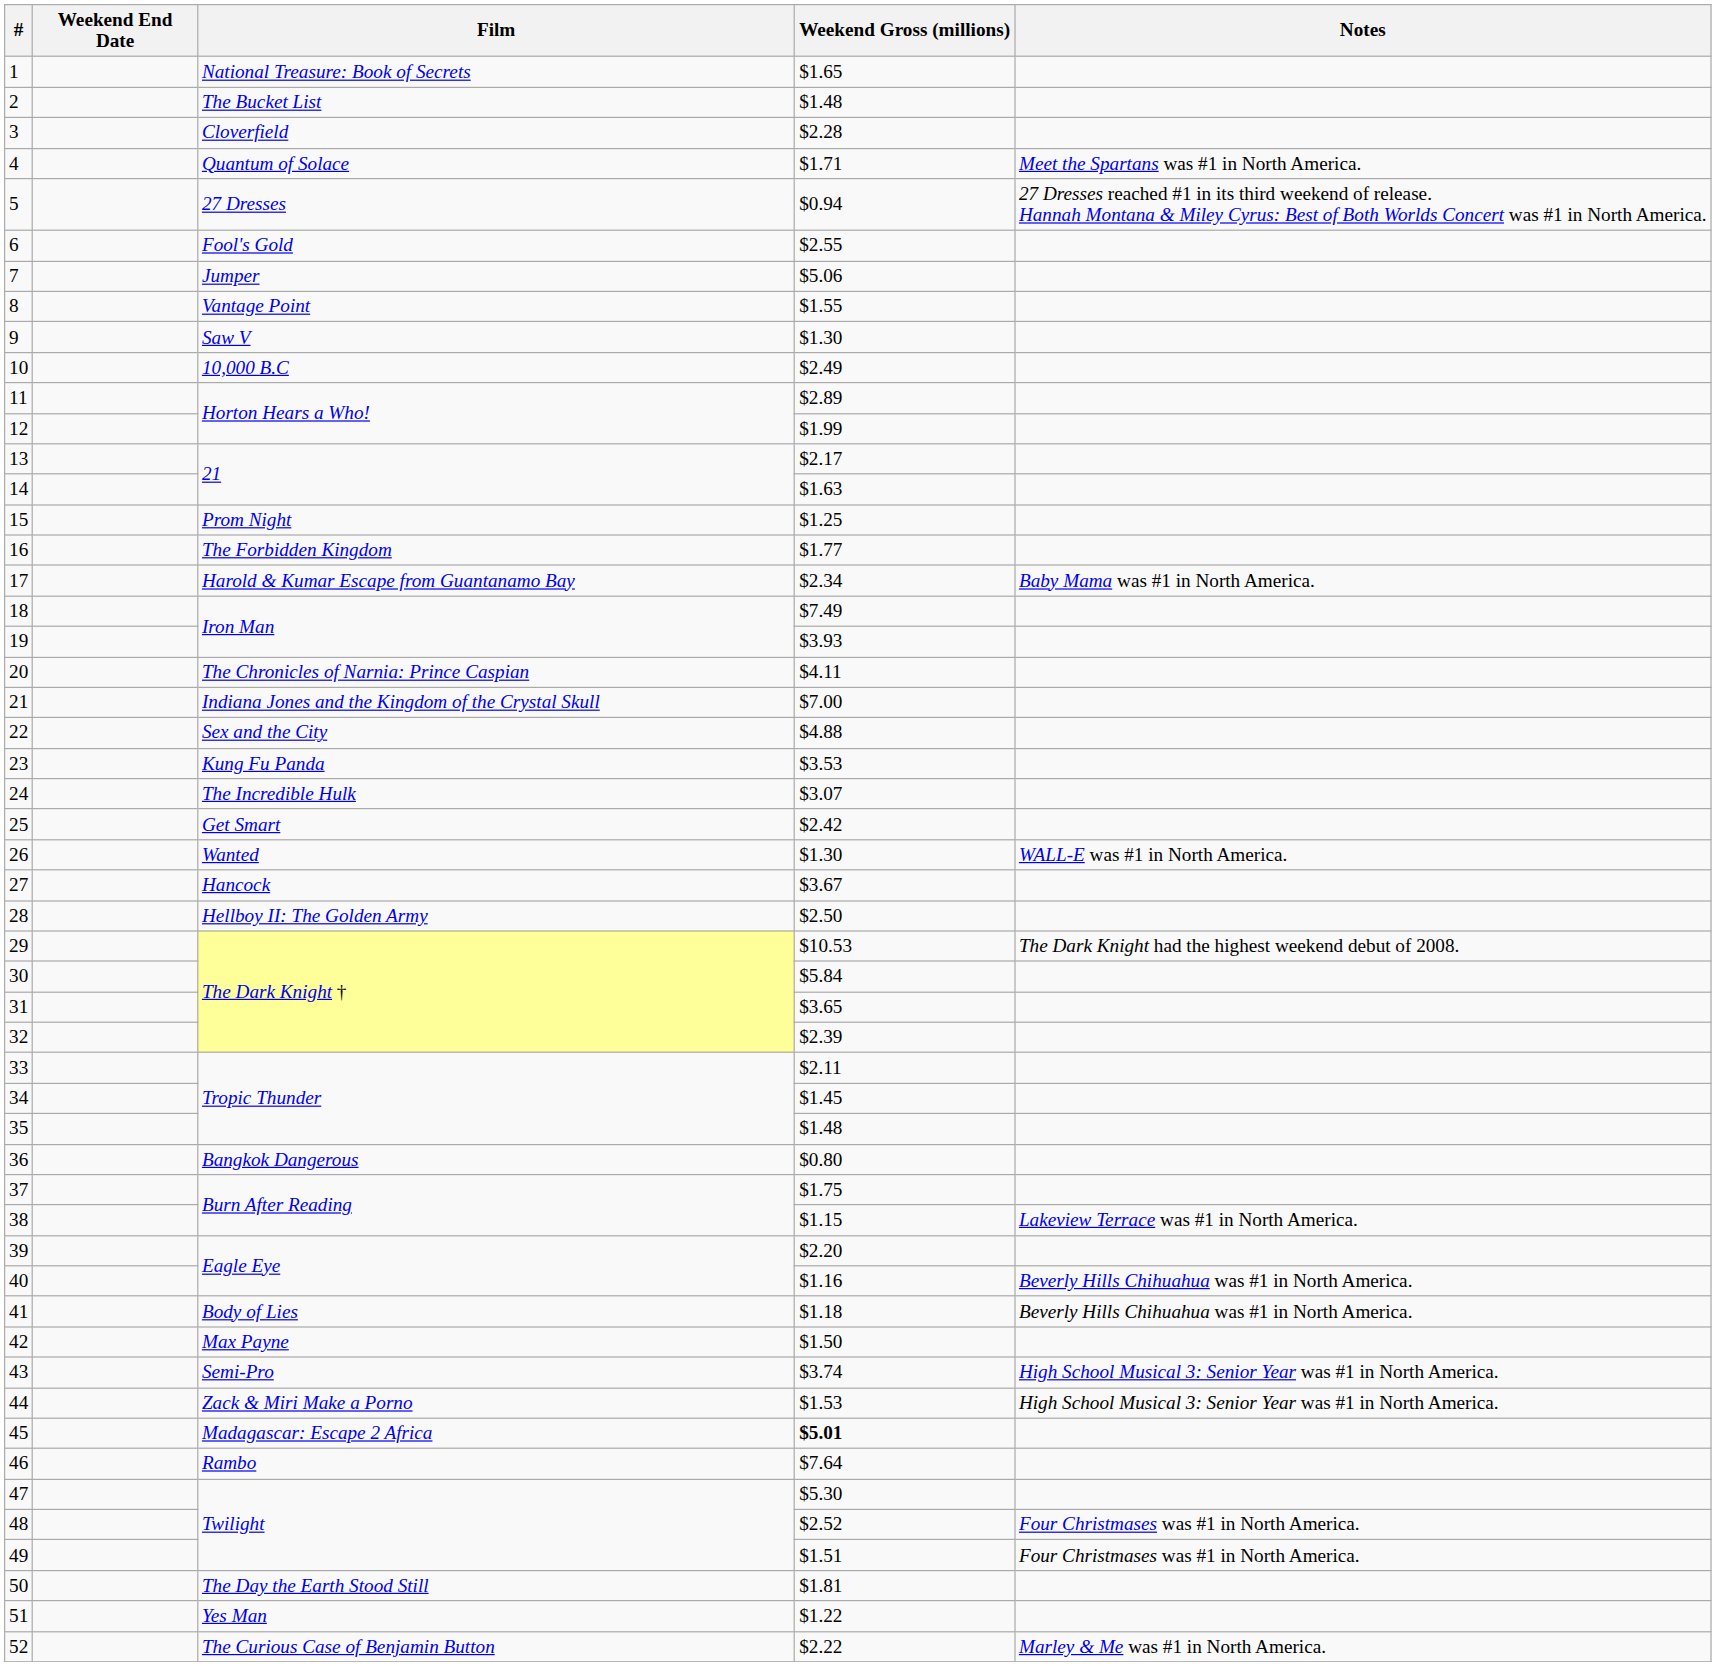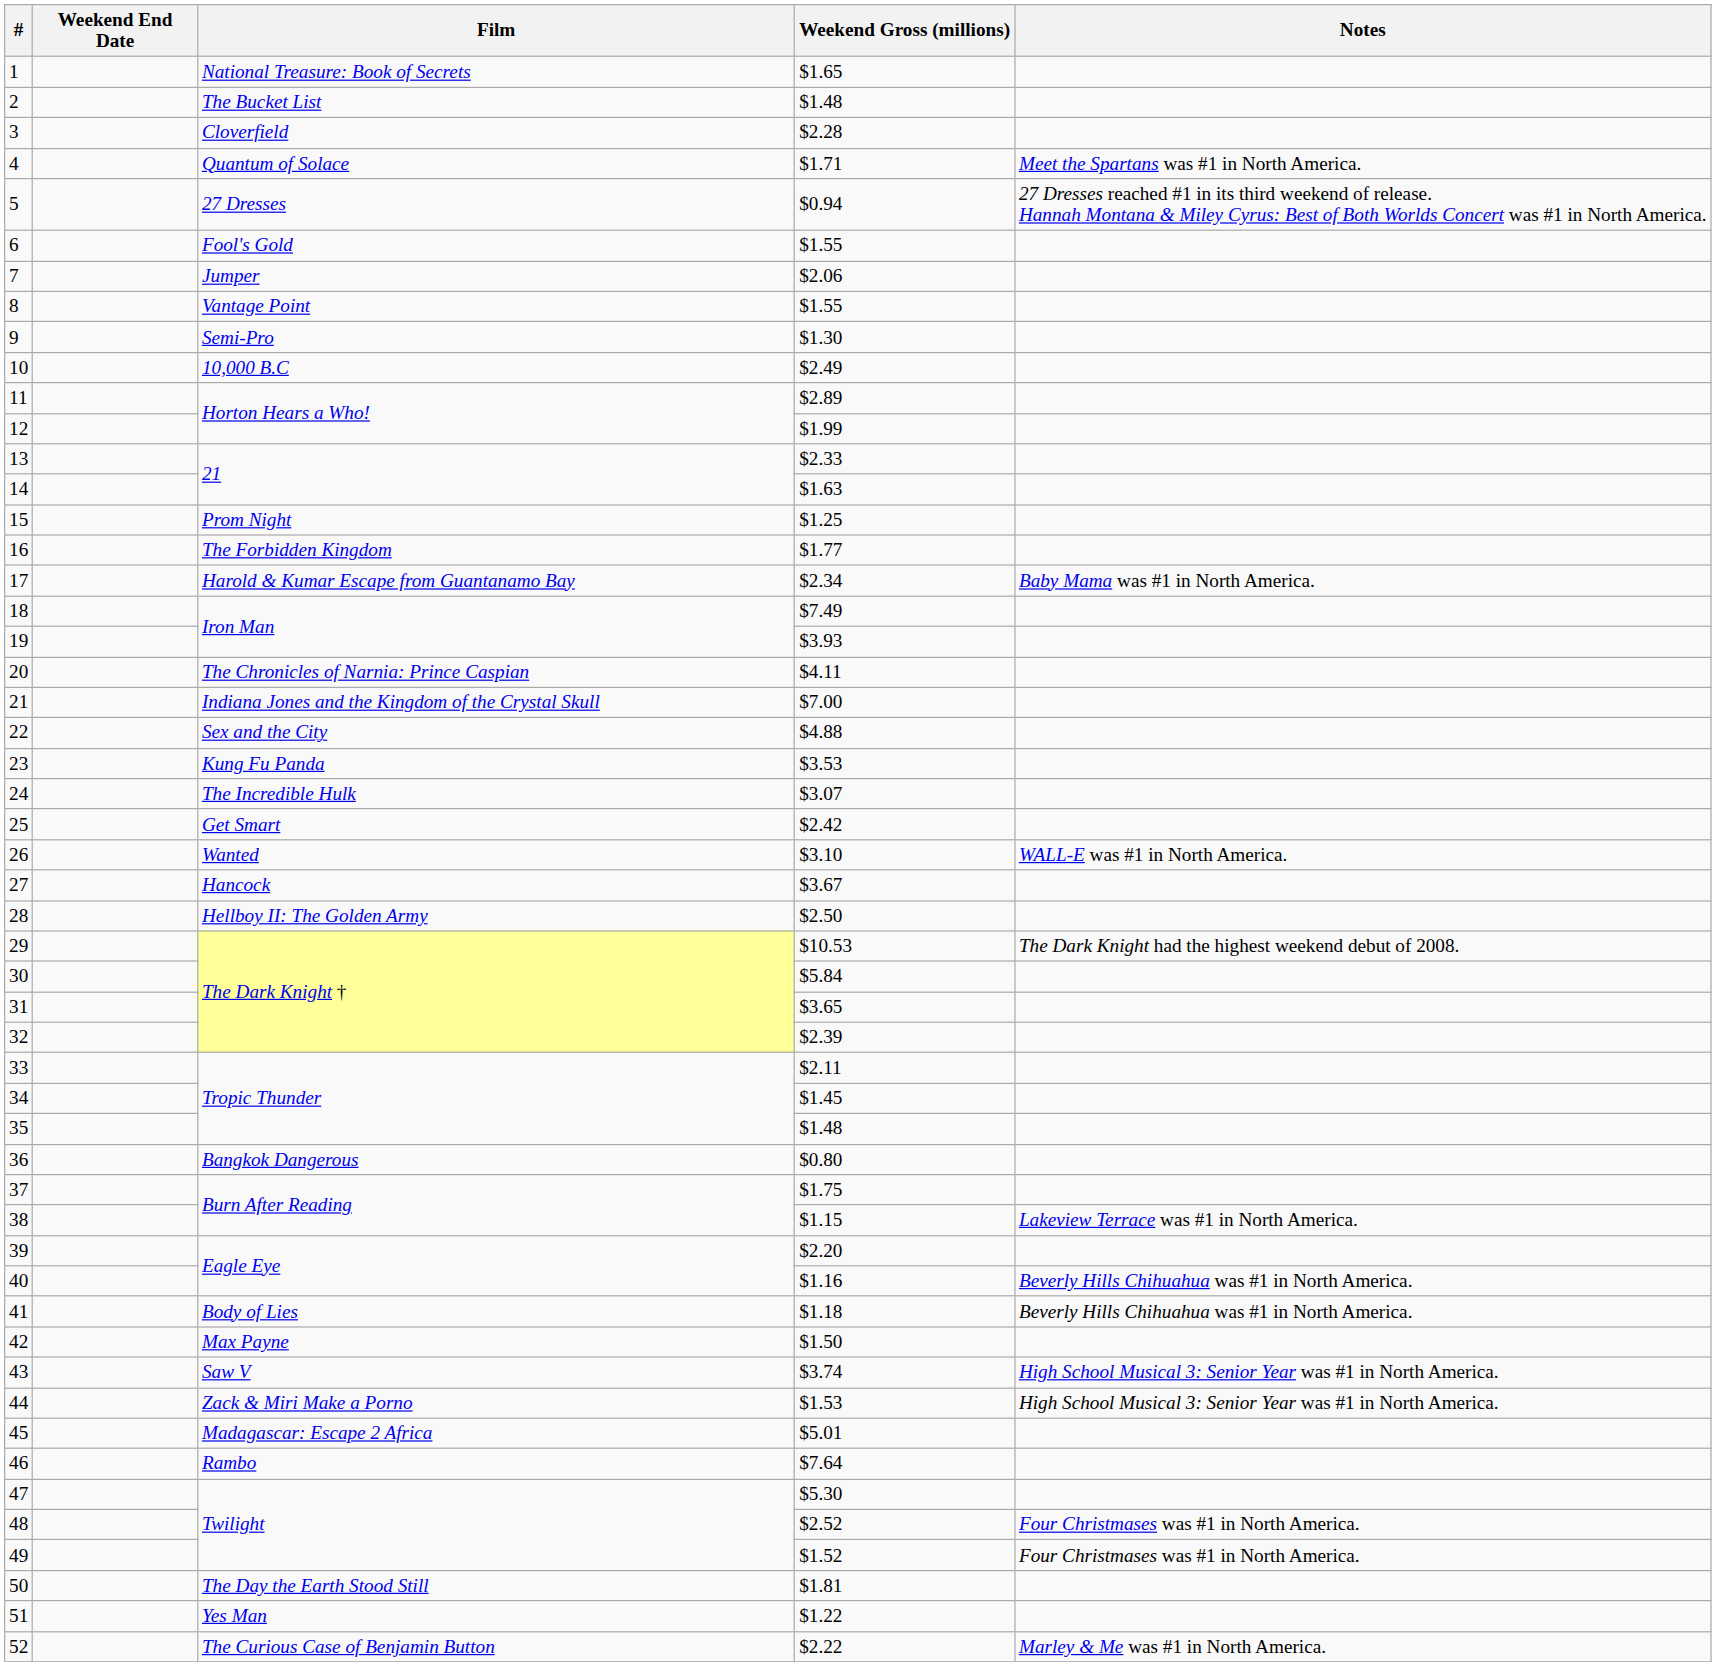(821, 245) $2.55 -> (821, 245) $1.55
(821, 276) $5.06 -> (821, 276) $2.06
(226, 336) Saw V -> (238, 336) Semi-Pro
(821, 458) $2.17 -> (821, 458) $2.33
(821, 854) $1.30 -> (821, 854) $3.10
(238, 1372) Semi-Pro -> (226, 1372) Saw V
(821, 1433) bold -> (821, 1433) normal
(821, 1554) $1.51 -> (821, 1554) $1.52
